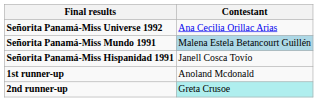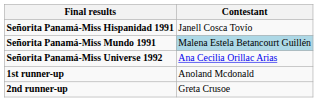rows swapped: (84, 27) <-> (90, 58)
(204, 89) paleturquoise background -> (204, 89) no background
